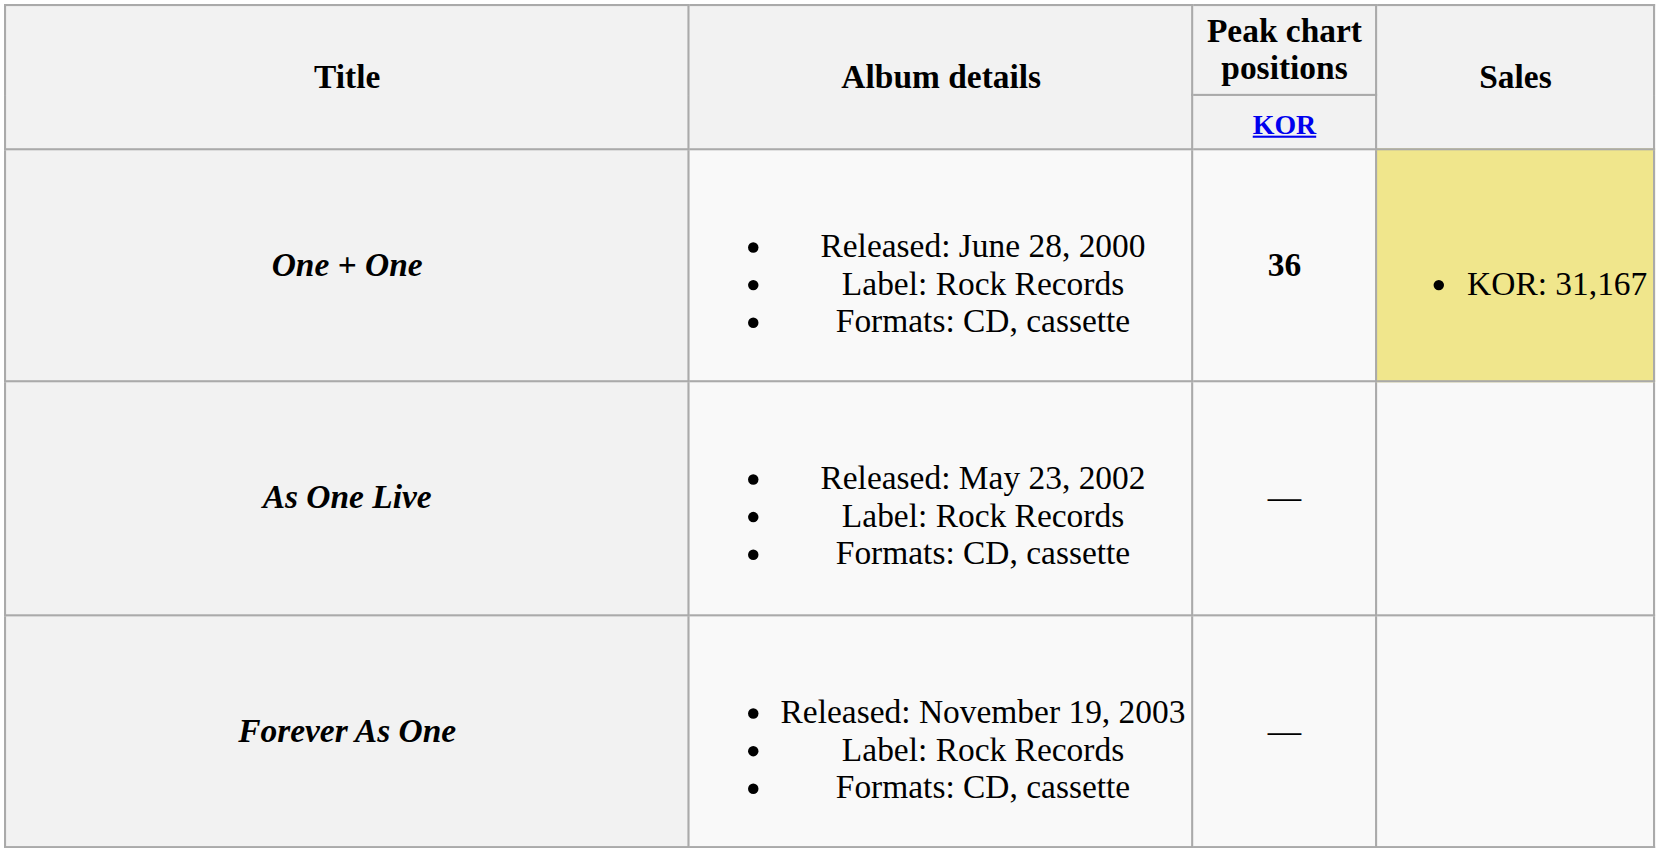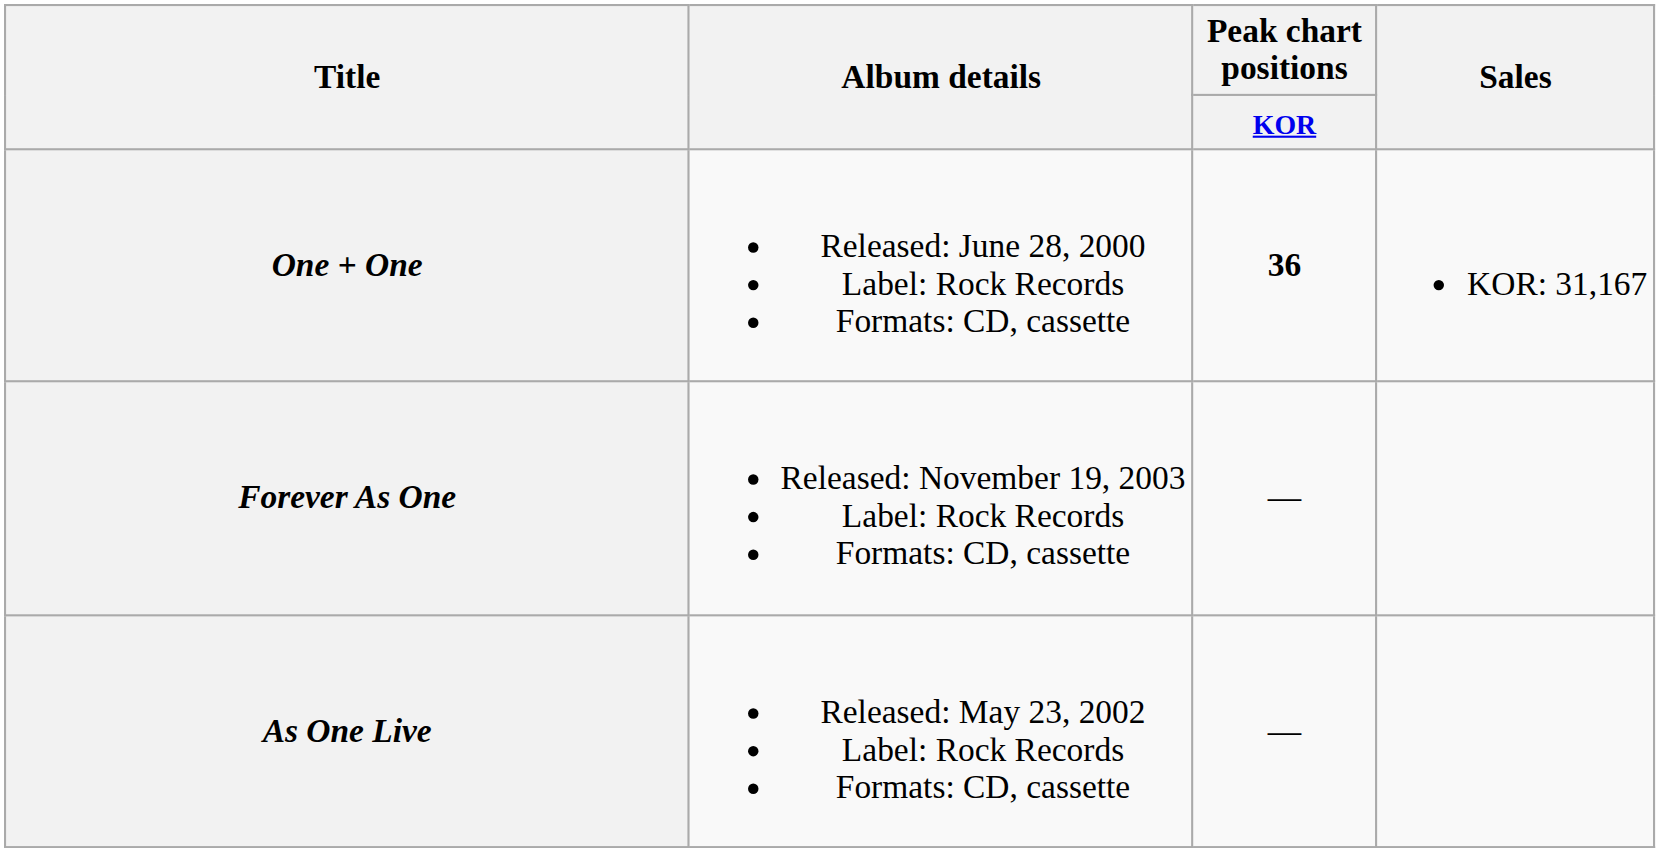(1515, 284) khaki background -> (1515, 284) no background
rows swapped: (347, 497) <-> (347, 730)
